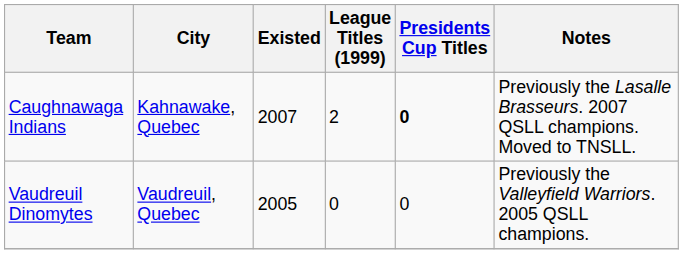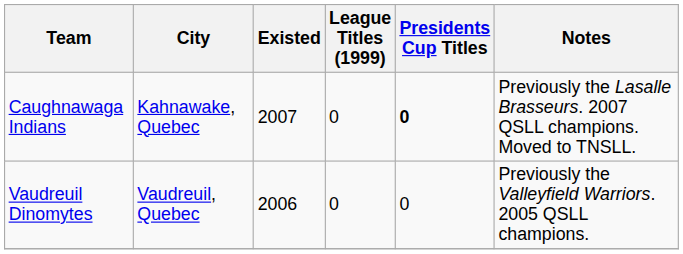(334, 116) 2 -> (334, 116) 0
(277, 204) 2005 -> (277, 204) 2006
